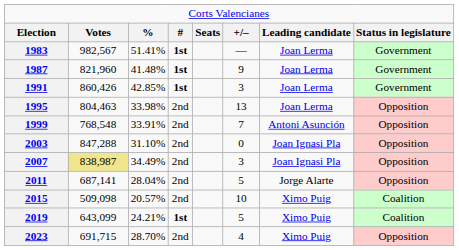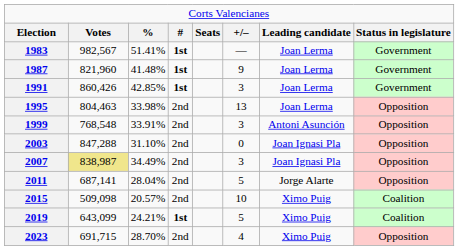(241, 125) 7 -> (241, 125) 3
